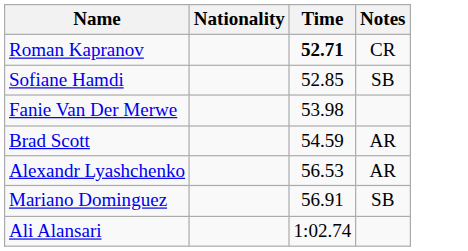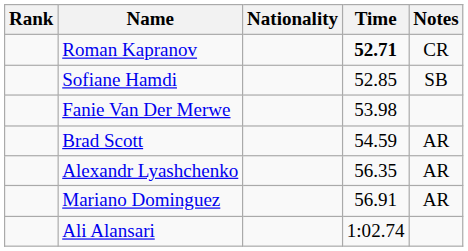+ column: (31, 19)
(322, 170) 56.53 -> (376, 170) 56.35
(383, 200) SB -> (436, 200) AR
